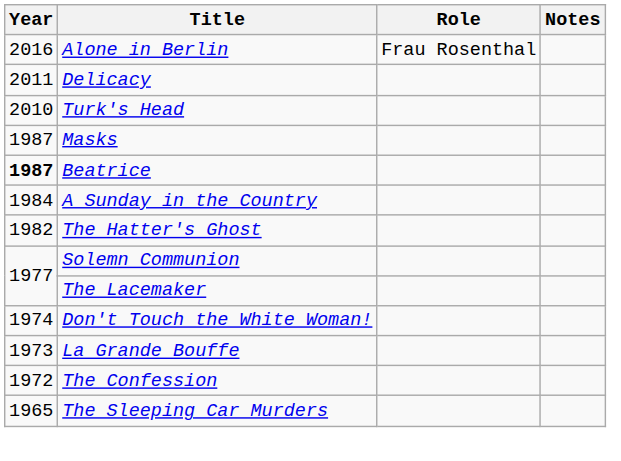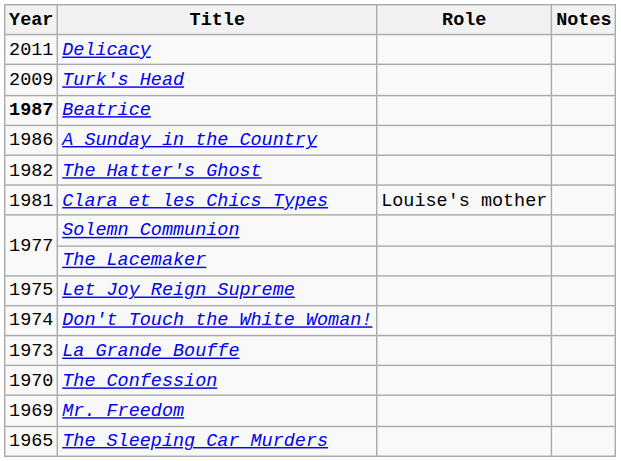- row: (145, 50)
(31, 110) 2010 -> (31, 80) 2009
- row: (90, 140)
(31, 200) 1984 -> (31, 140) 1986
+ row: (195, 200)
+ row: (179, 291)
(31, 381) 1972 -> (31, 381) 1970
+ row: (123, 411)
